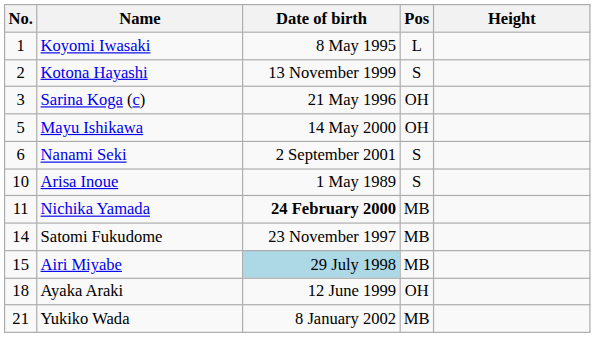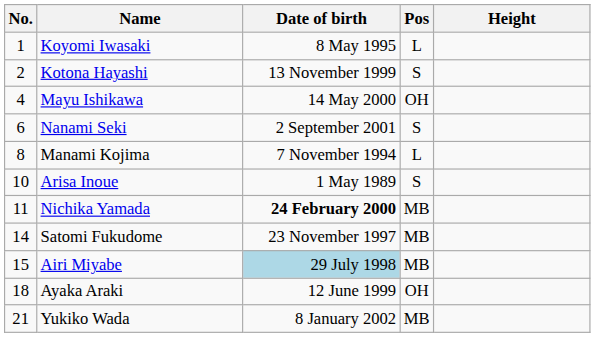- row: (93, 100)
(21, 127) 5 -> (21, 100) 4
+ row: (95, 155)
